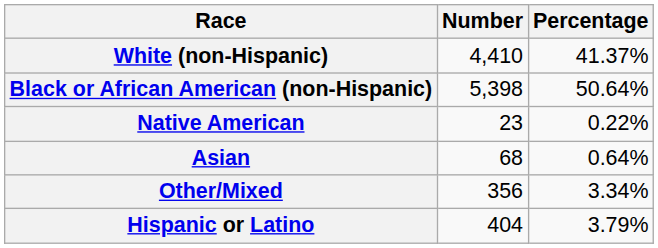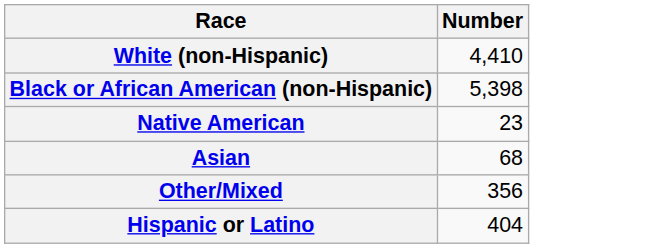- column: (591, 21)
